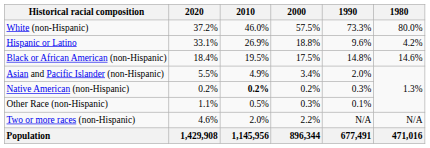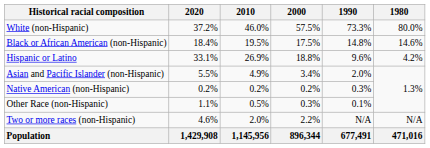rows swapped: (42, 43) <-> (87, 58)
(258, 89) bold -> (259, 89) normal
